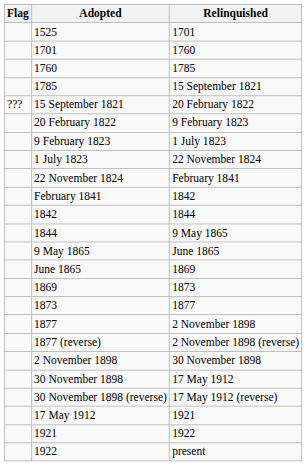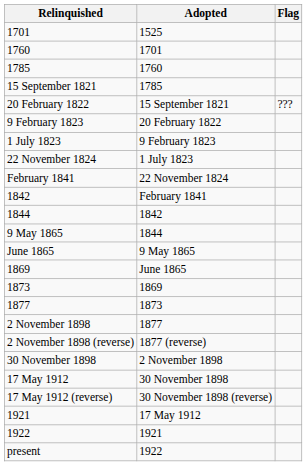columns swapped: (18, 13) <-> (236, 13)
